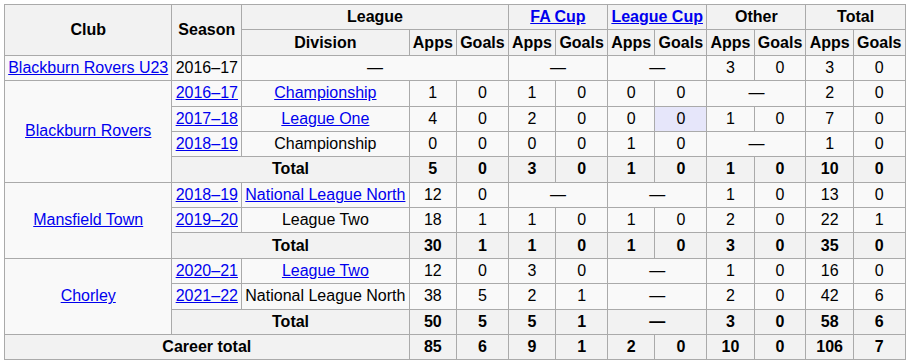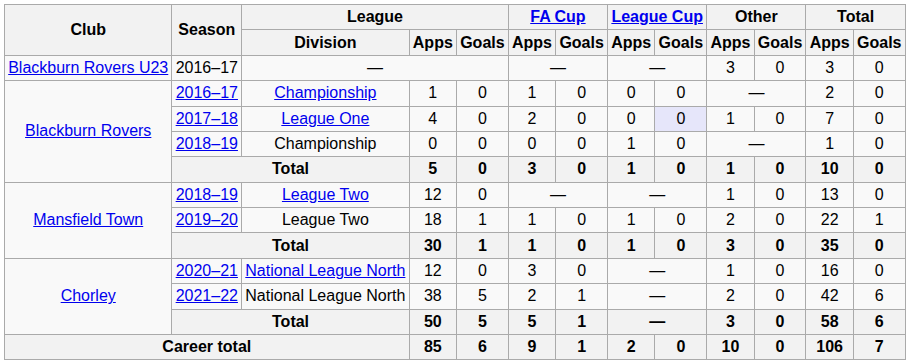(325, 194) National League North -> (325, 194) League Two
(325, 270) League Two -> (325, 270) National League North
